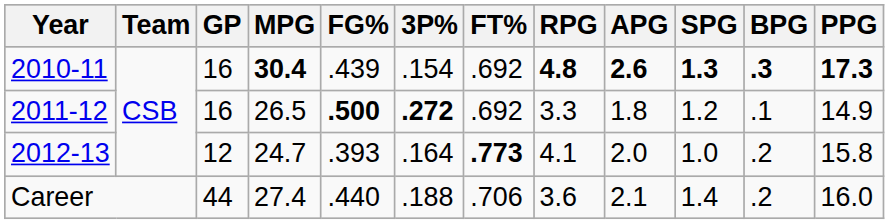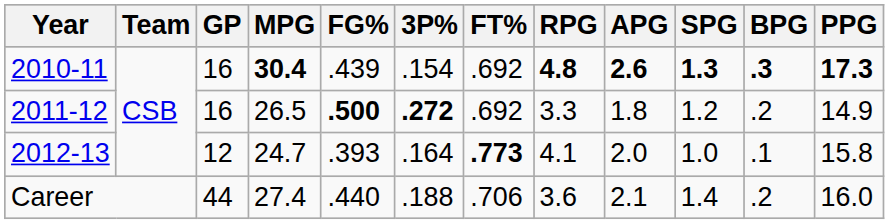(761, 111) .1 -> (761, 111) .2
(761, 153) .2 -> (761, 153) .1
